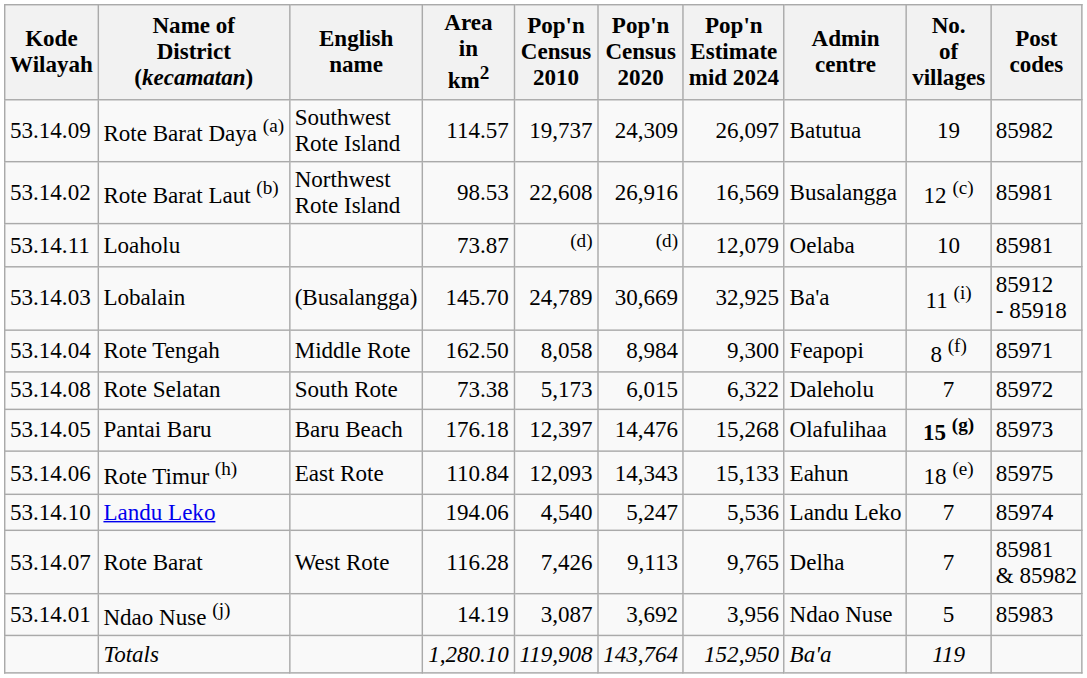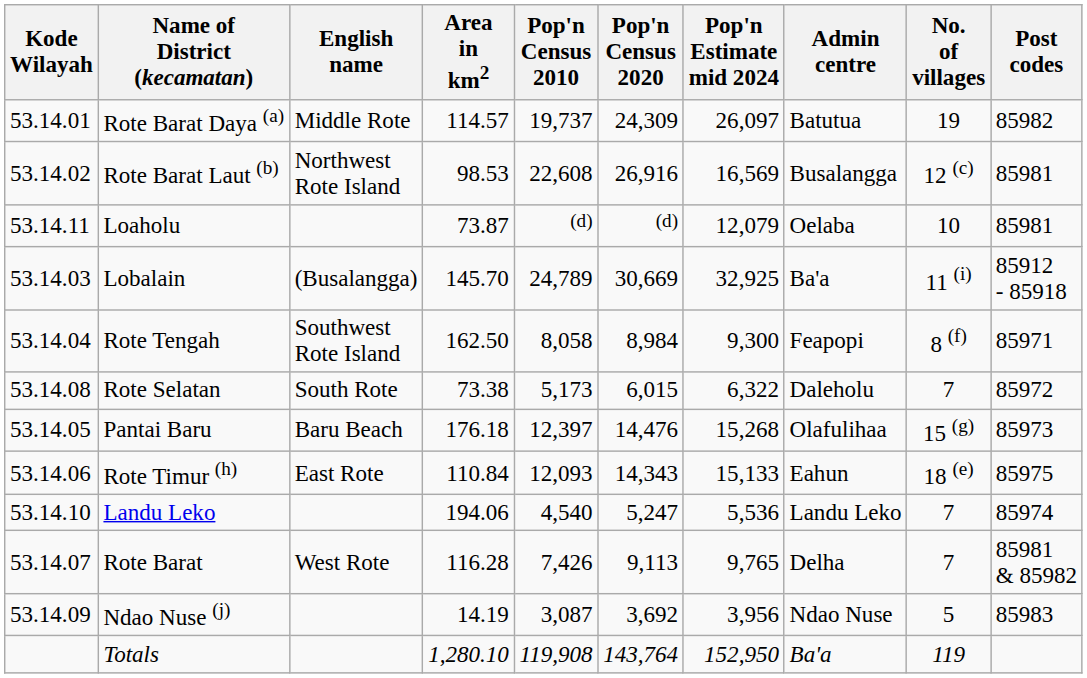(50, 130) 53.14.09 -> (50, 120) 53.14.01
(347, 130) Southwest Rote Island -> (353, 120) Middle Rote
(353, 350) Middle Rote -> (347, 340) Southwest Rote Island
(949, 429) bold -> (949, 429) normal
(50, 614) 53.14.01 -> (50, 614) 53.14.09
